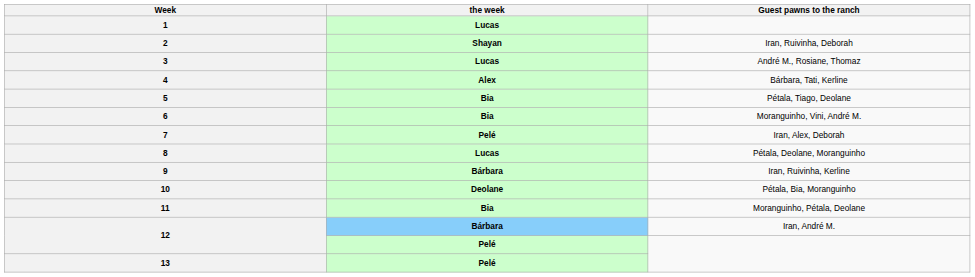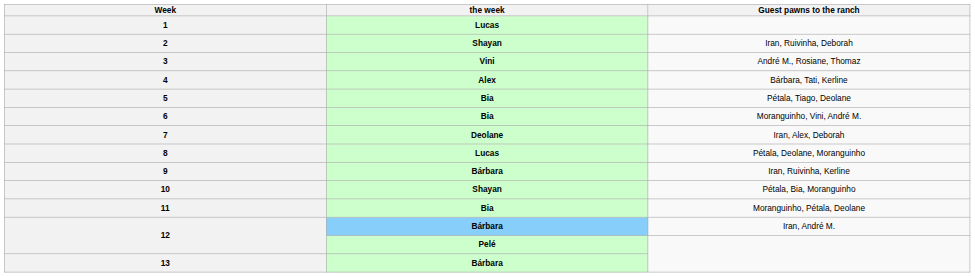(487, 62) Lucas -> (487, 62) Vini
(487, 135) Pelé -> (487, 135) Deolane
(487, 190) Deolane -> (487, 190) Shayan
(487, 263) Pelé -> (487, 263) Bárbara
